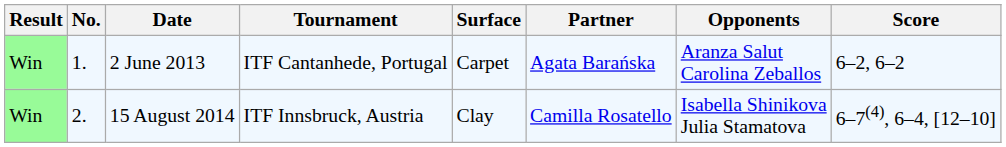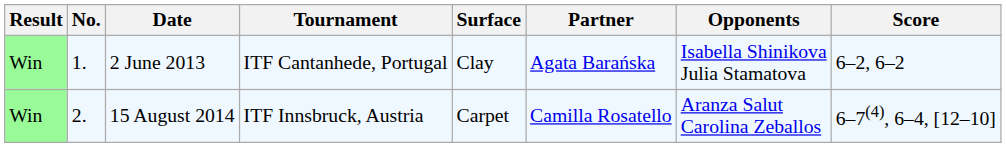(483, 62) Carpet -> (475, 62) Clay
(751, 62) Aranza Salut Carolina Zeballos -> (754, 62) Isabella Shinikova Julia Stamatova
(475, 115) Clay -> (483, 115) Carpet
(754, 115) Isabella Shinikova Julia Stamatova -> (751, 115) Aranza Salut Carolina Zeballos
